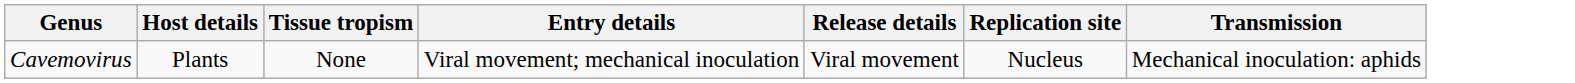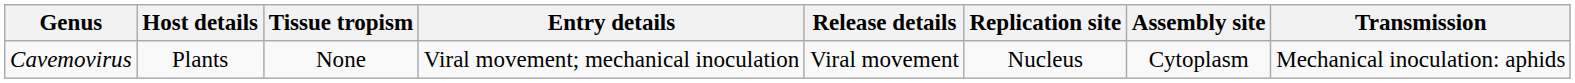+ column: (1199, 22)
